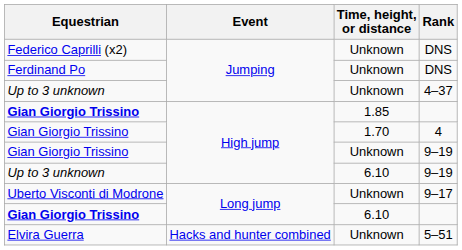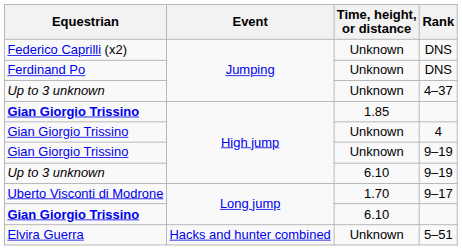(377, 132) 1.70 -> (377, 132) Unknown
(377, 193) Unknown -> (377, 193) 1.70
